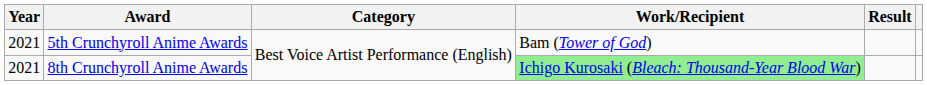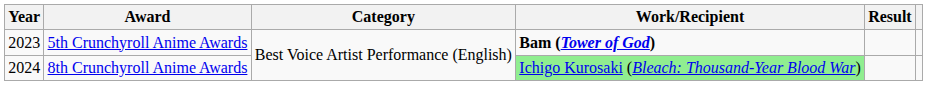(24, 42) 2021 -> (24, 42) 2023
(585, 42) normal -> (587, 42) bold
(24, 67) 2021 -> (24, 67) 2024
